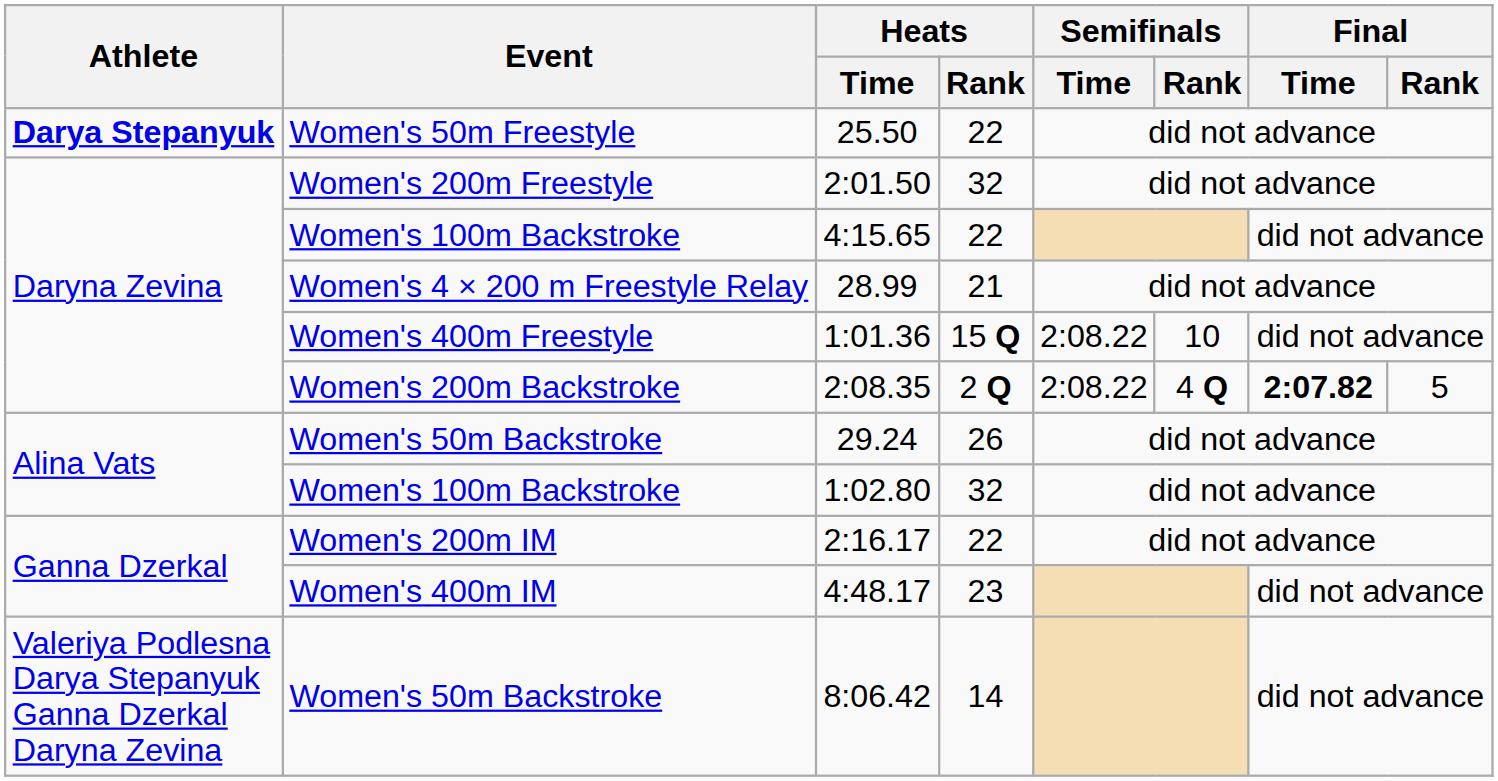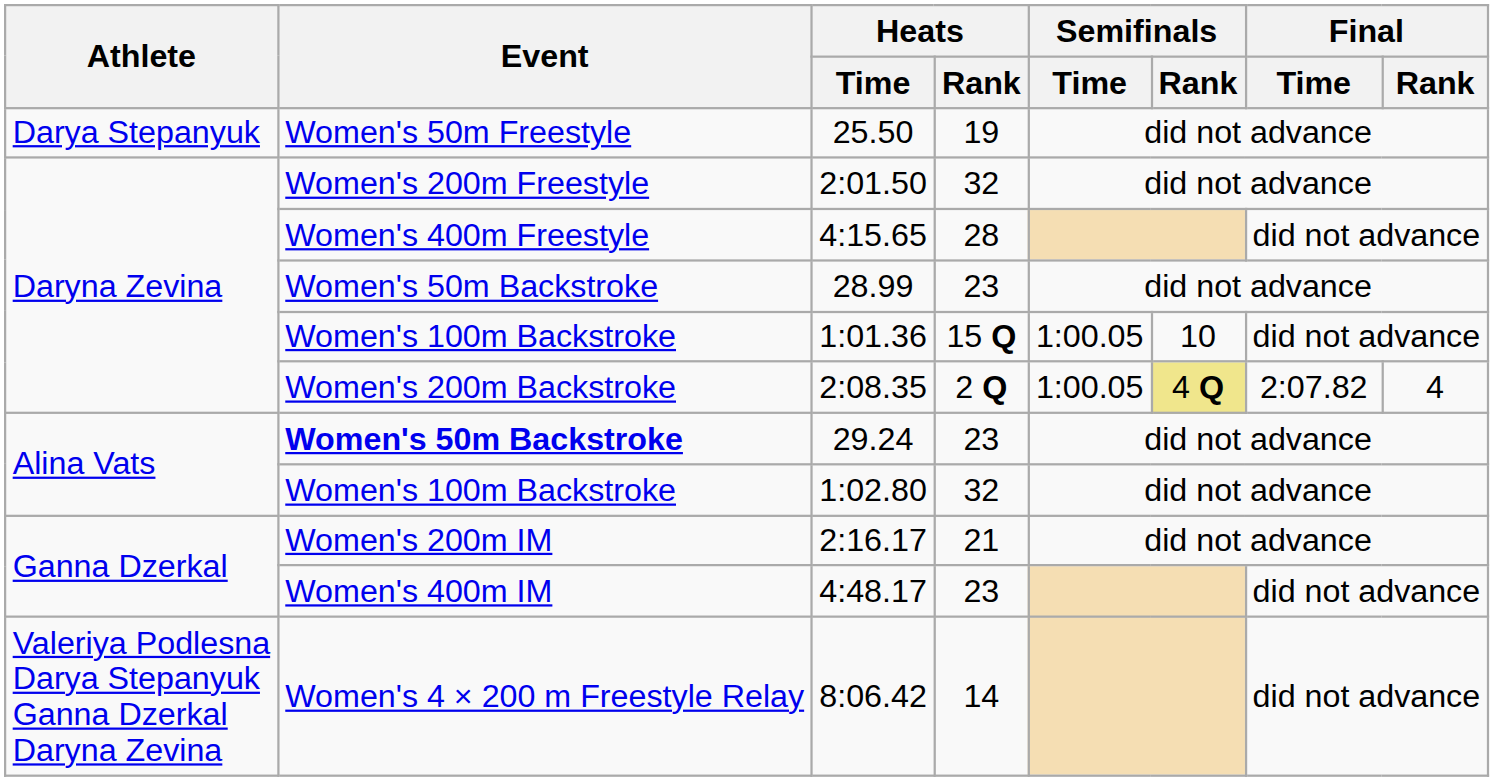(143, 133) bold -> (136, 133) normal
(985, 133) 22 -> (981, 133) 19
(485, 235) Women's 100m Backstroke -> (467, 235) Women's 400m Freestyle
(985, 235) 22 -> (981, 235) 28
(549, 286) Women's 4 × 200 m Freestyle Relay -> (472, 286) Women's 50m Backstroke
(985, 286) 21 -> (981, 286) 23
(471, 337) Women's 400m Freestyle -> (481, 337) Women's 100m Backstroke
(1094, 337) 2:08.22 -> (1090, 337) 1:00.05
(1094, 388) 2:08.22 -> (1090, 388) 1:00.05
(1202, 388) no background -> (1198, 388) khaki background
(1318, 388) bold -> (1314, 388) normal
(1440, 388) 5 -> (1435, 388) 4
(476, 439) normal -> (484, 439) bold
(985, 439) 26 -> (981, 439) 23
(985, 541) 22 -> (981, 541) 21
(476, 696) Women's 50m Backstroke -> (545, 696) Women's 4 × 200 m Freestyle Relay
